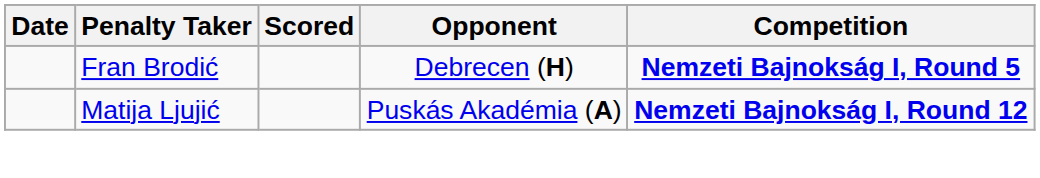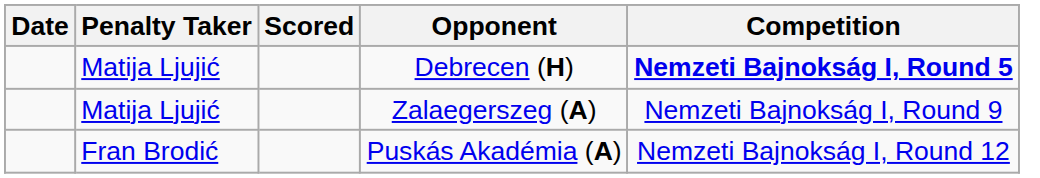(150, 67) Fran Brodić -> (151, 67) Matija Ljujić
+ row: (494, 109)
(151, 109) Matija Ljujić -> (150, 151) Fran Brodić
(831, 109) bold -> (823, 151) normal
